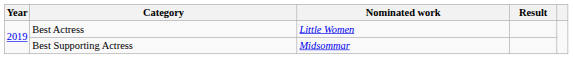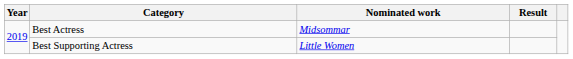(327, 29) Little Women -> (325, 29) Midsommar
(325, 45) Midsommar -> (327, 45) Little Women
